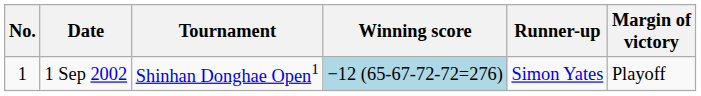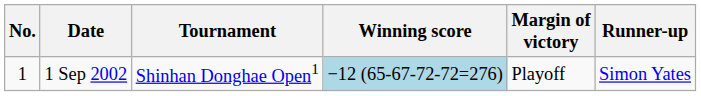columns swapped: (651, 30) <-> (557, 30)
